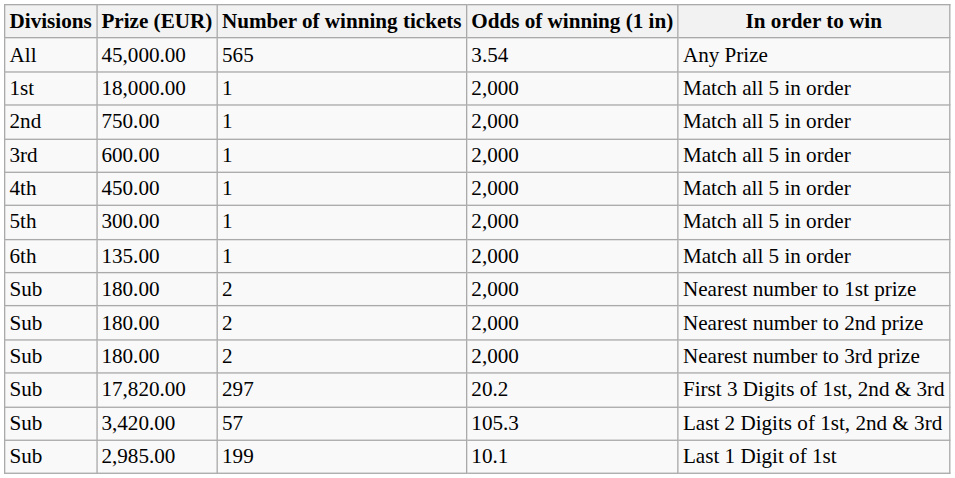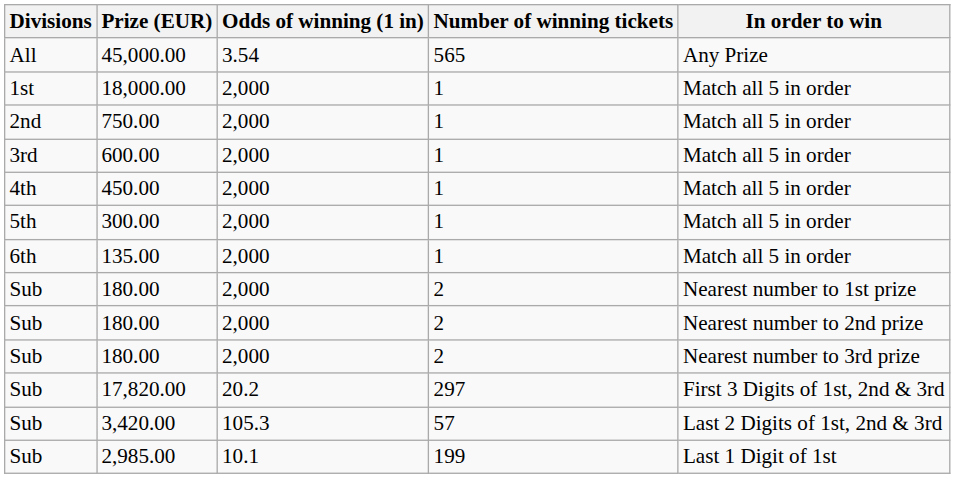columns swapped: (572, 21) <-> (342, 21)
